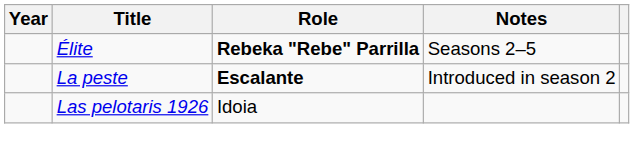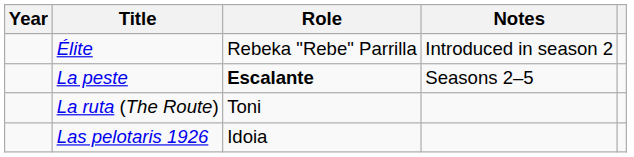(318, 48) bold -> (322, 48) normal
(482, 48) Seasons 2–5 -> (519, 48) Introduced in season 2
(522, 78) Introduced in season 2 -> (479, 78) Seasons 2–5
+ row: (138, 107)
